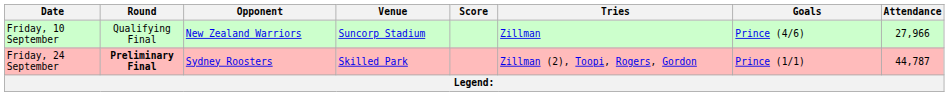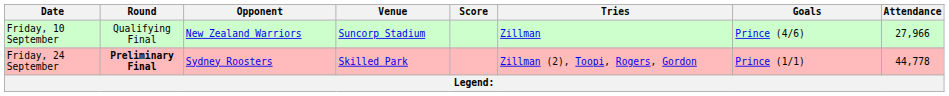(913, 61) 44,787 -> (913, 61) 44,778
